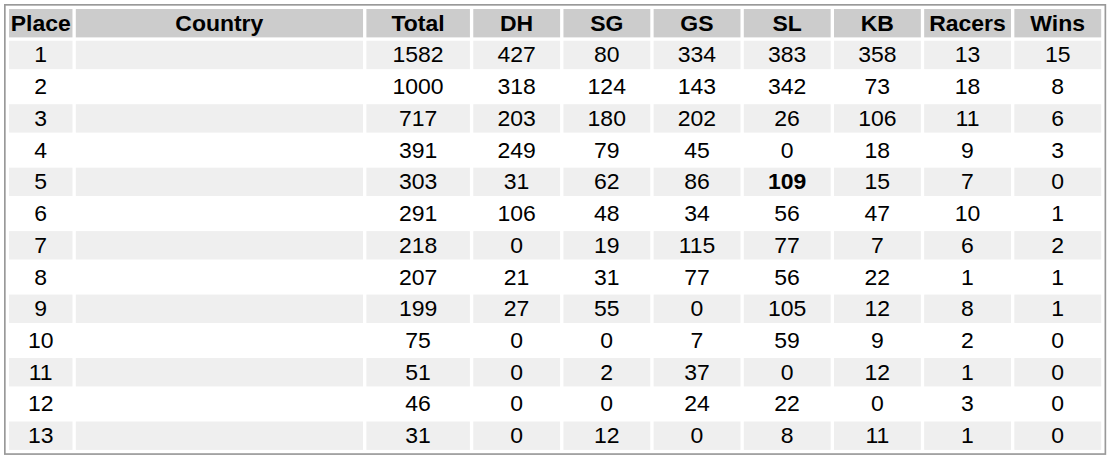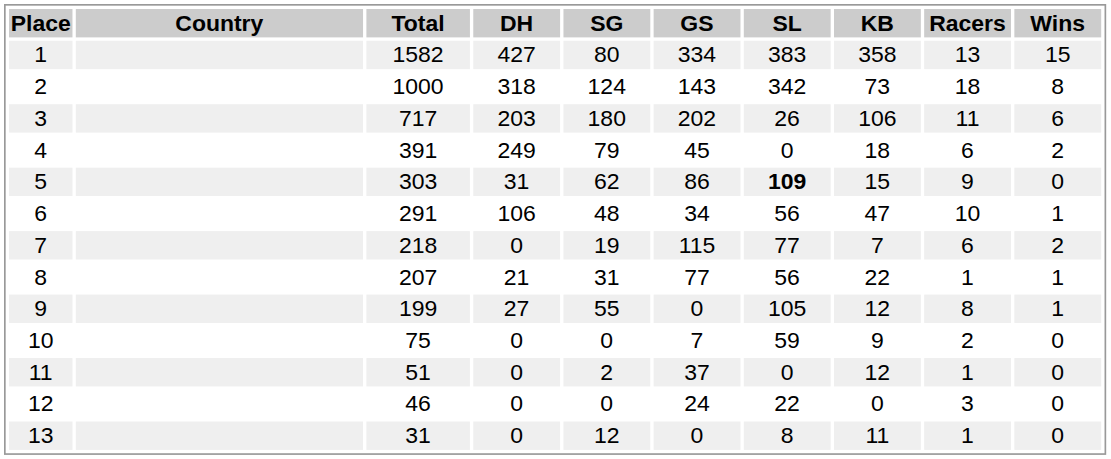(967, 150) 9 -> (967, 150) 6
(1058, 150) 3 -> (1058, 150) 2
(967, 182) 7 -> (967, 182) 9
